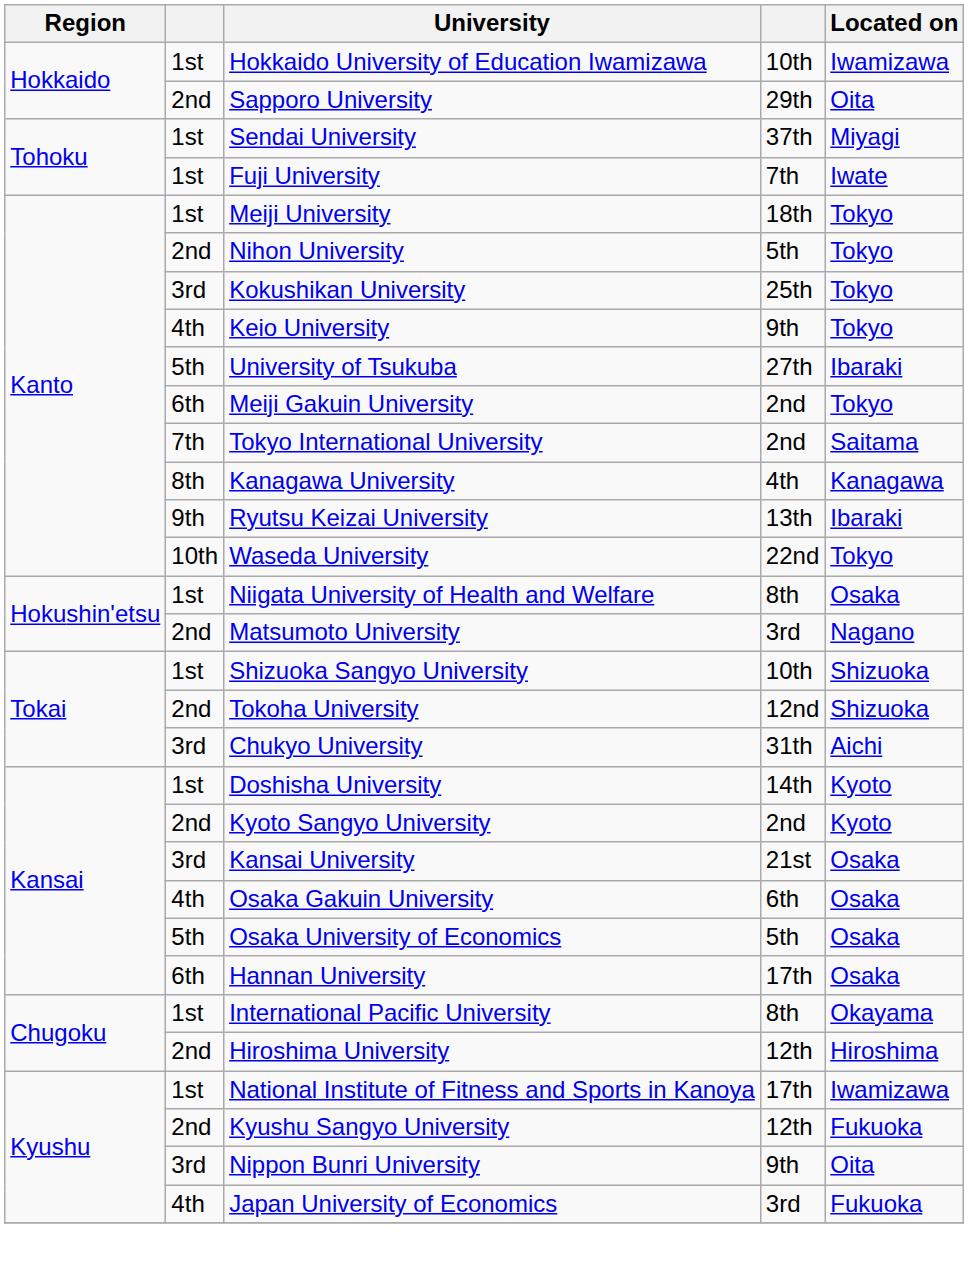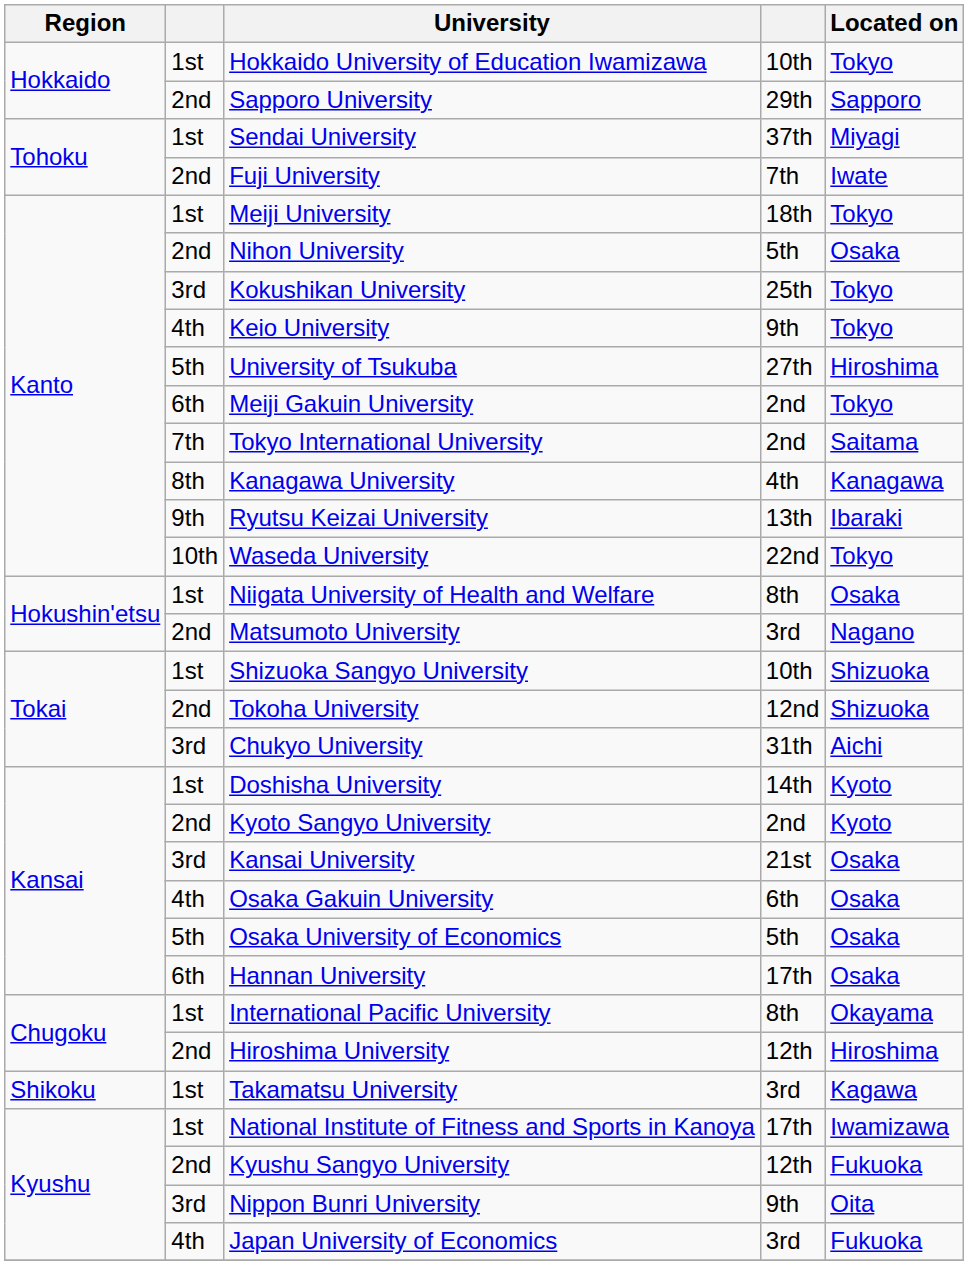(890, 61) Iwamizawa -> (862, 61) Tokyo
(852, 99) Oita -> (876, 99) Sapporo
(187, 175) 1st -> (191, 175) 2nd
(862, 251) Tokyo -> (865, 251) Osaka
(866, 366) Ibaraki -> (884, 366) Hiroshima
+ row: (343, 1089)
